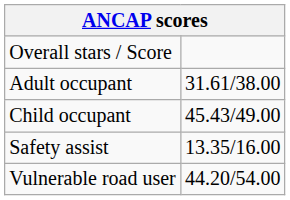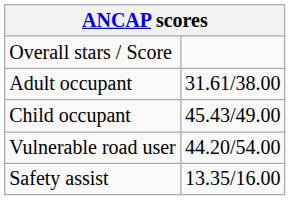rows swapped: (92, 178) <-> (59, 147)
